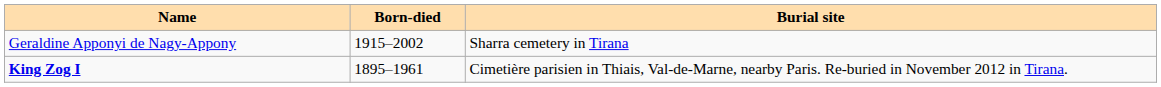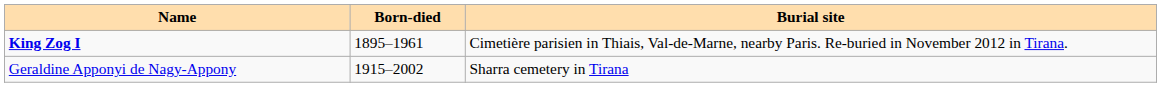rows swapped: (45, 69) <-> (122, 43)
